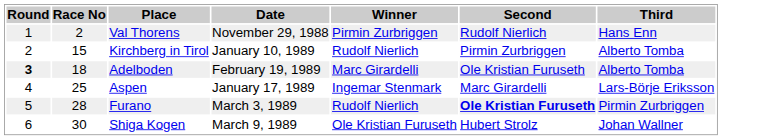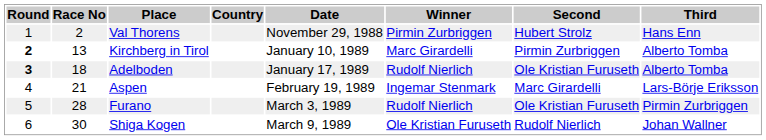+ column: (238, 14)
(503, 33) Rudolf Nierlich -> (553, 33) Hubert Strolz
(28, 51) normal -> (28, 51) bold
(79, 51) 15 -> (79, 51) 13
(375, 51) Rudolf Nierlich -> (429, 51) Marc Girardelli
(266, 69) February 19, 1989 -> (318, 69) January 17, 1989
(375, 69) Marc Girardelli -> (429, 69) Rudolf Nierlich
(79, 87) 25 -> (79, 87) 21
(263, 87) January 17, 1989 -> (321, 87) February 19, 1989
(528, 106) bold -> (577, 106) normal
(499, 124) Hubert Strolz -> (558, 124) Rudolf Nierlich
